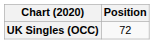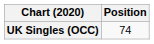(125, 30) 72 -> (125, 30) 74
